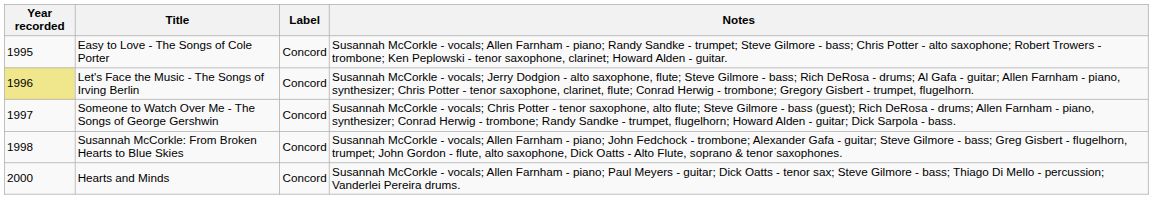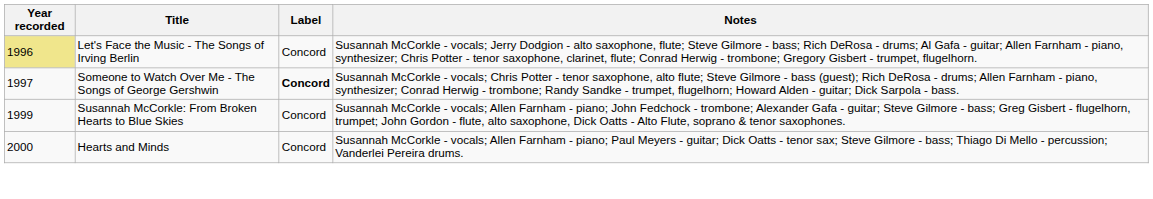- row: (165, 51)
(305, 115) normal -> (306, 83) bold
(20, 146) 1998 -> (20, 115) 1999
